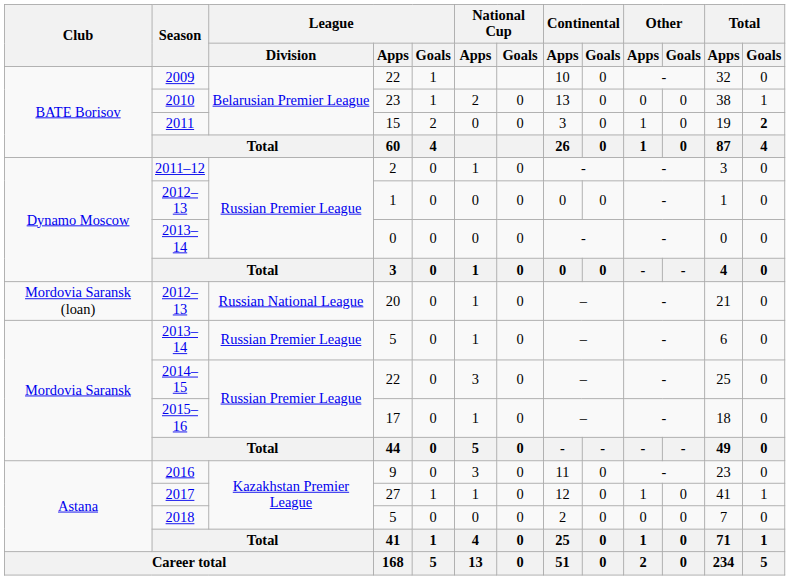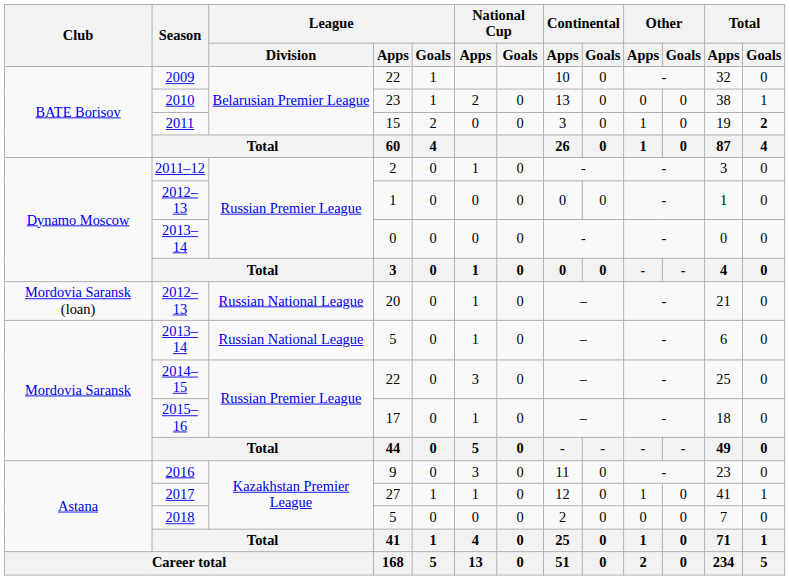(291, 340) Russian Premier League -> (291, 340) Russian National League
